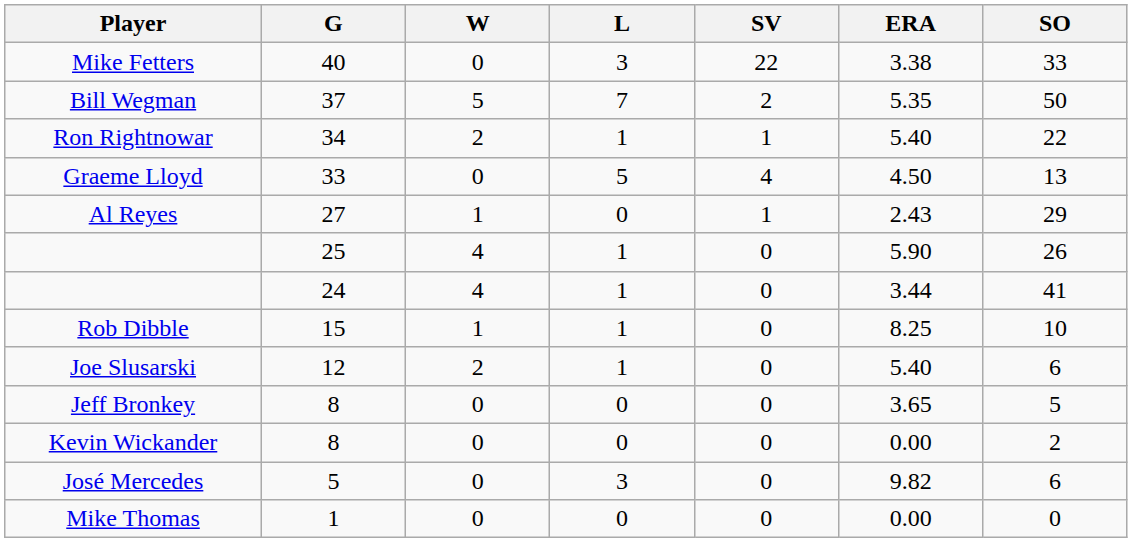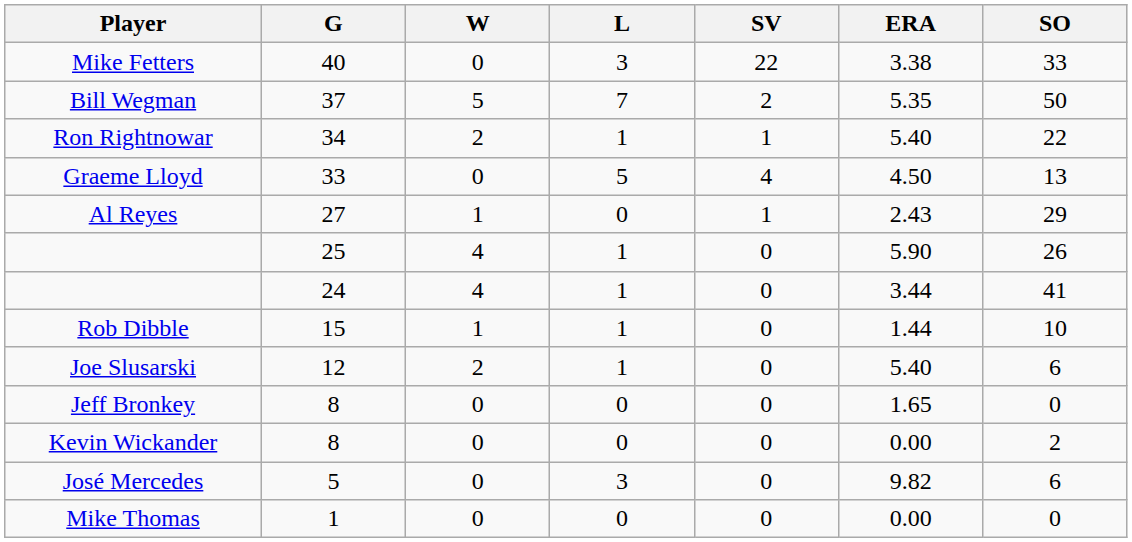(911, 328) 8.25 -> (911, 328) 1.44
(911, 404) 3.65 -> (911, 404) 1.65
(1055, 404) 5 -> (1055, 404) 0
